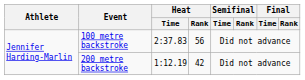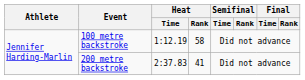(170, 41) 2:37.83 -> (170, 41) 1:12.19
(200, 41) 56 -> (200, 41) 58
(170, 63) 1:12.19 -> (170, 63) 2:37.83
(200, 63) 42 -> (200, 63) 41
